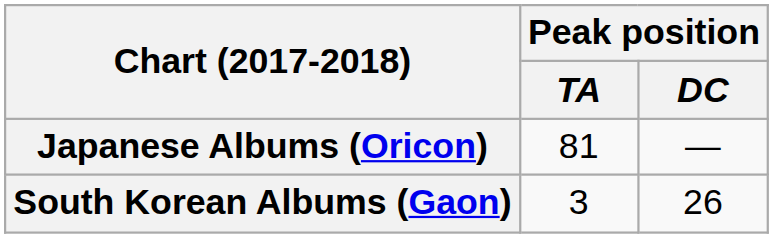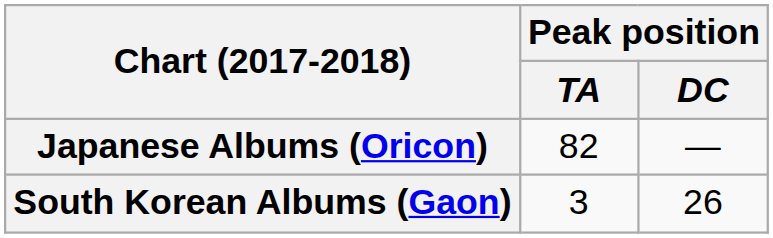(579, 145) 81 -> (579, 145) 82
